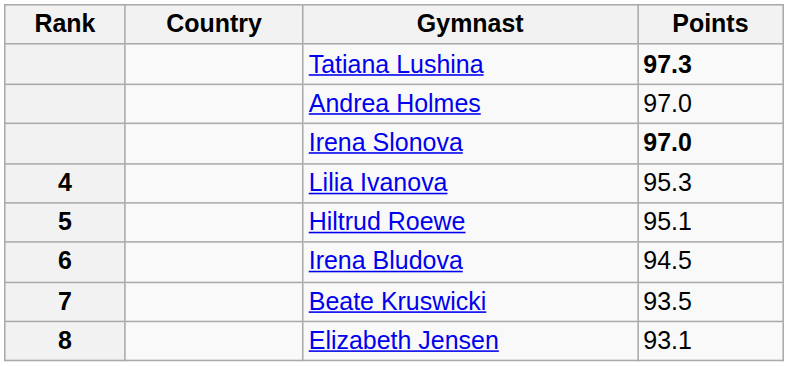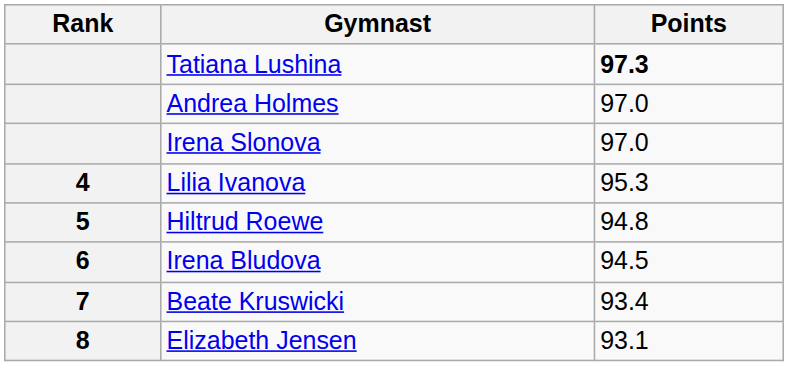- column: (214, 24)
(668, 143) bold -> (624, 143) normal
(668, 222) 95.1 -> (624, 222) 94.8
(668, 301) 93.5 -> (624, 301) 93.4
